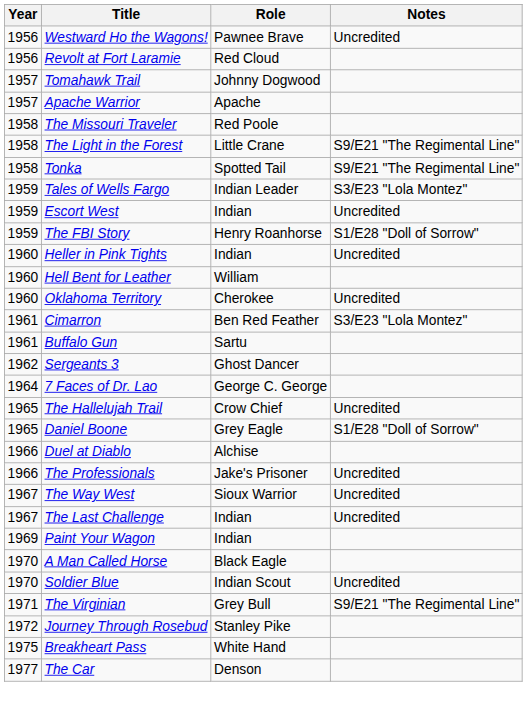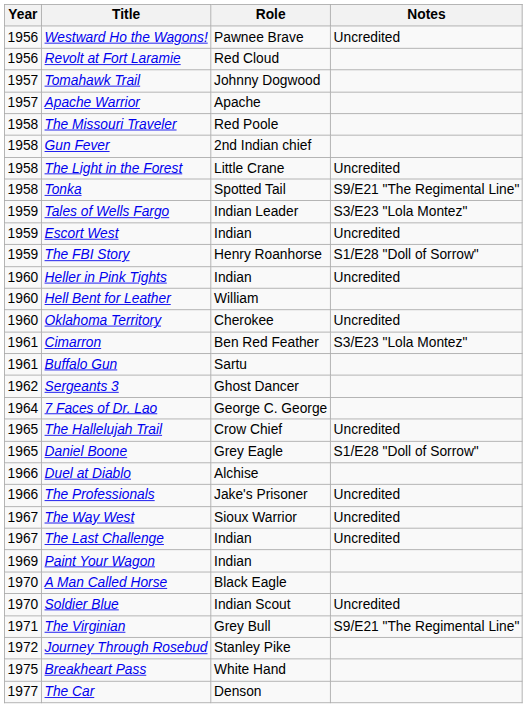+ row: (77, 146)
(426, 146) S9/E21 "The Regimental Line" -> (367, 168) Uncredited
